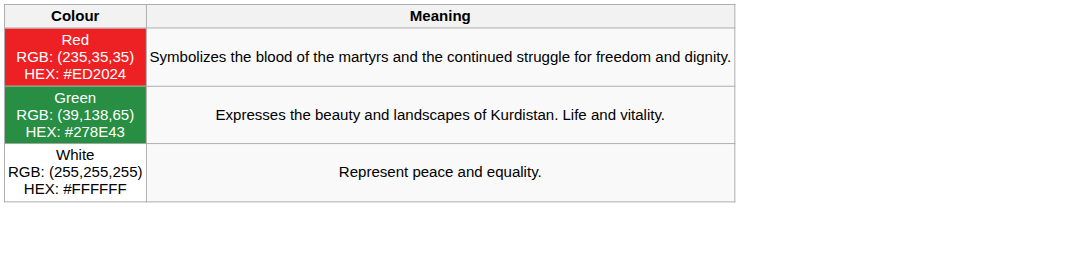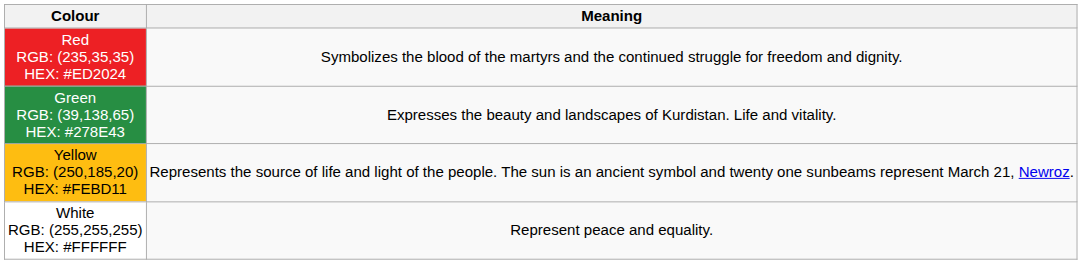+ row: (75, 172)
